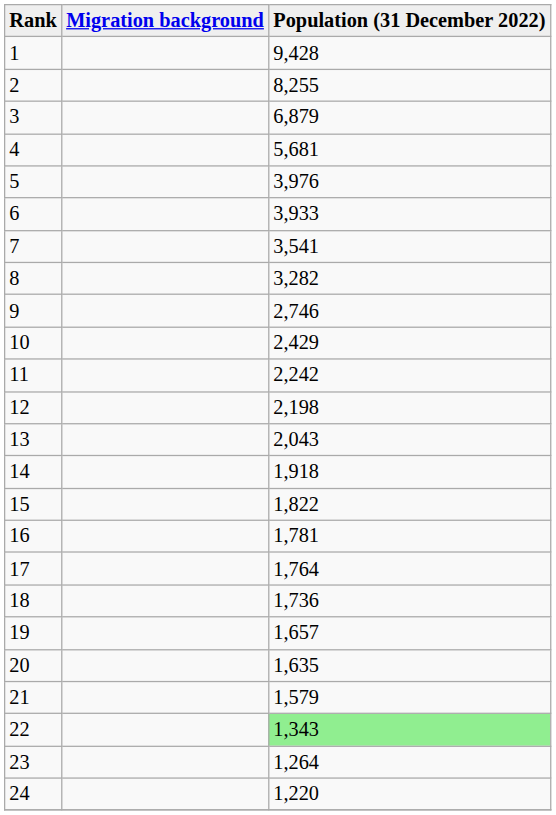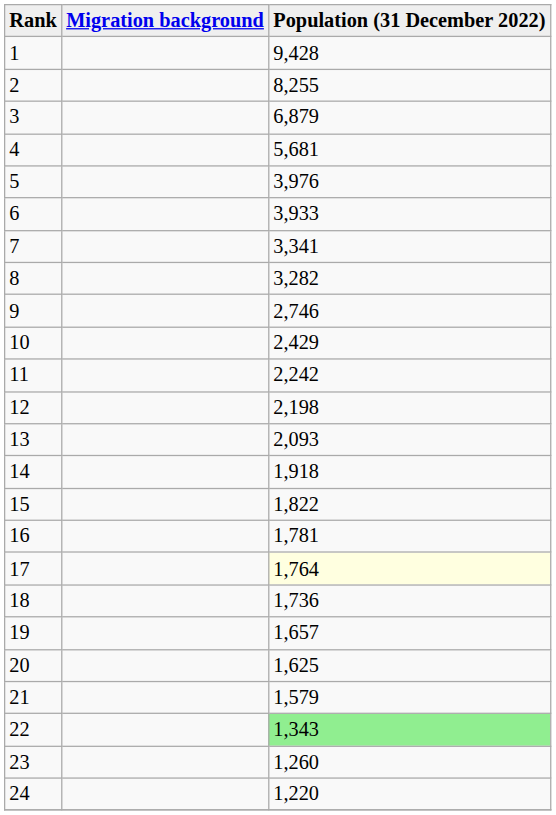(296, 246) 3,541 -> (296, 246) 3,341
(296, 439) 2,043 -> (296, 439) 2,093
(296, 568) no background -> (296, 568) lightyellow background
(296, 665) 1,635 -> (296, 665) 1,625
(296, 761) 1,264 -> (296, 761) 1,260
